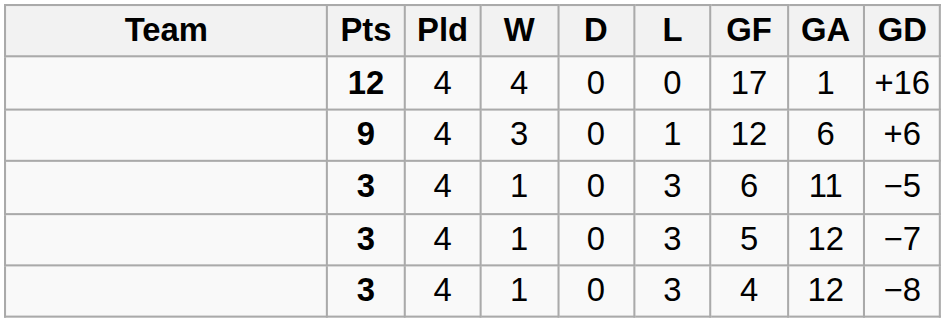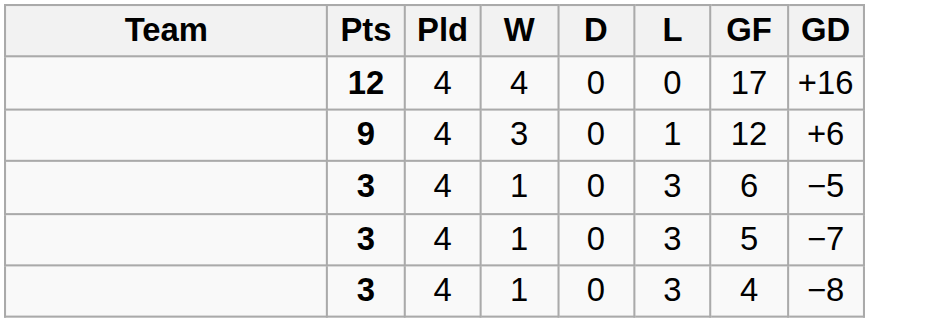- column: (826, 30)
